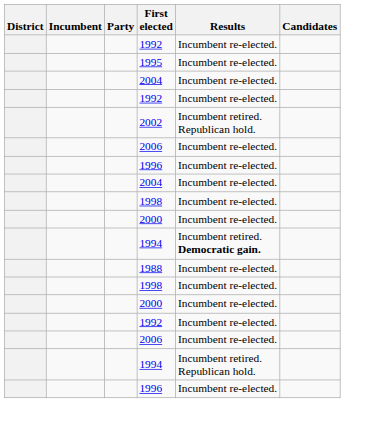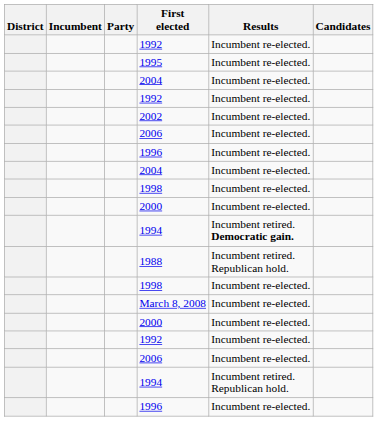(220, 122) Incumbent retired. Republican hold. -> (261, 116) Incumbent re-elected.
(228, 268) Incumbent re-elected. -> (253, 261) Incumbent retired. Republican hold.
+ row: (25, 304)
